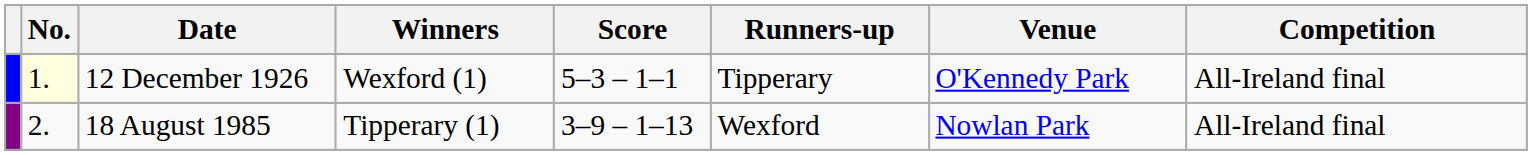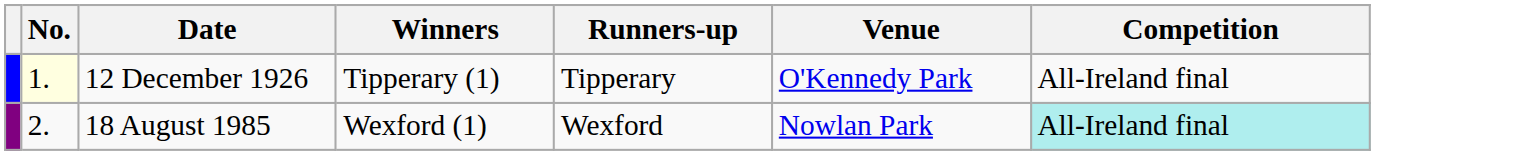- column: (632, 29)
(415, 77) Wexford (1) -> (421, 77) Tipperary (1)
(421, 126) Tipperary (1) -> (415, 126) Wexford (1)
(1290, 126) no background -> (1133, 126) paleturquoise background
